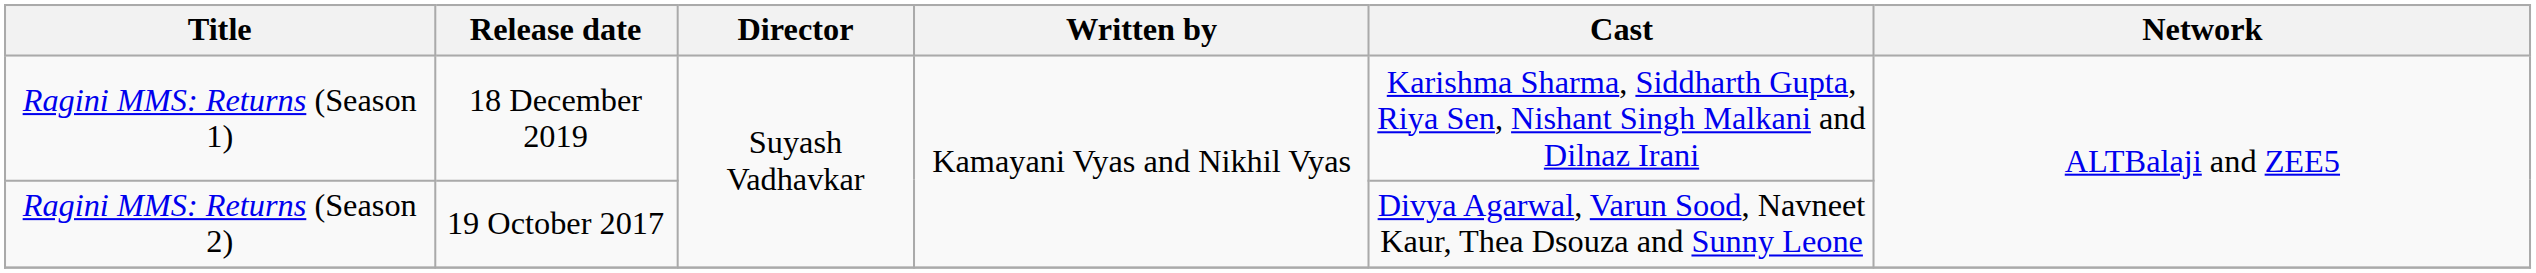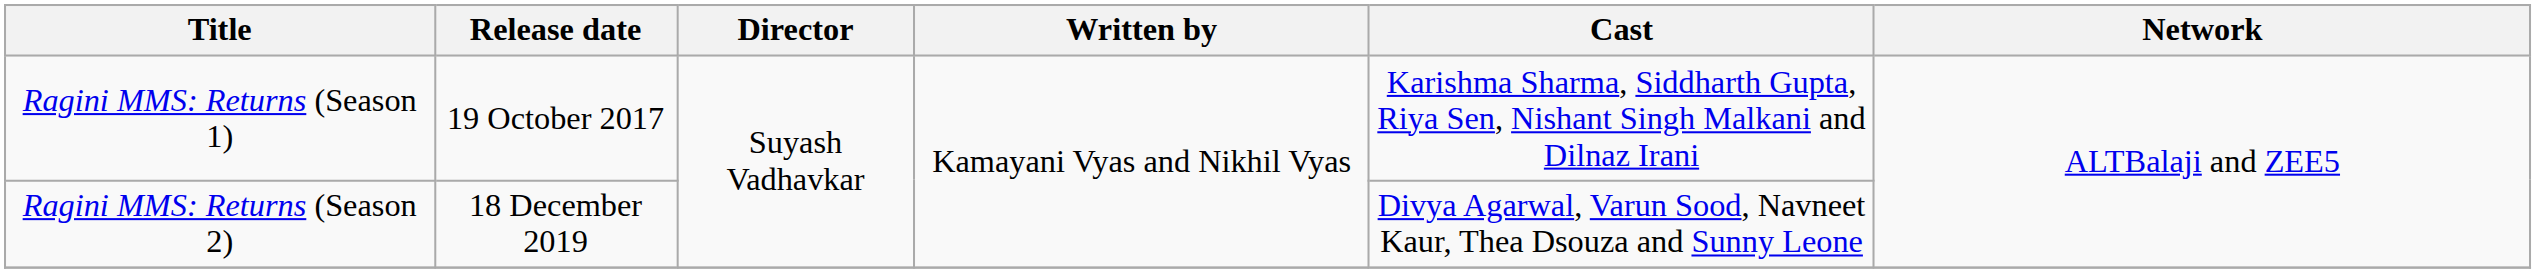(556, 117) 18 December 2019 -> (556, 117) 19 October 2017
(556, 223) 19 October 2017 -> (556, 223) 18 December 2019
